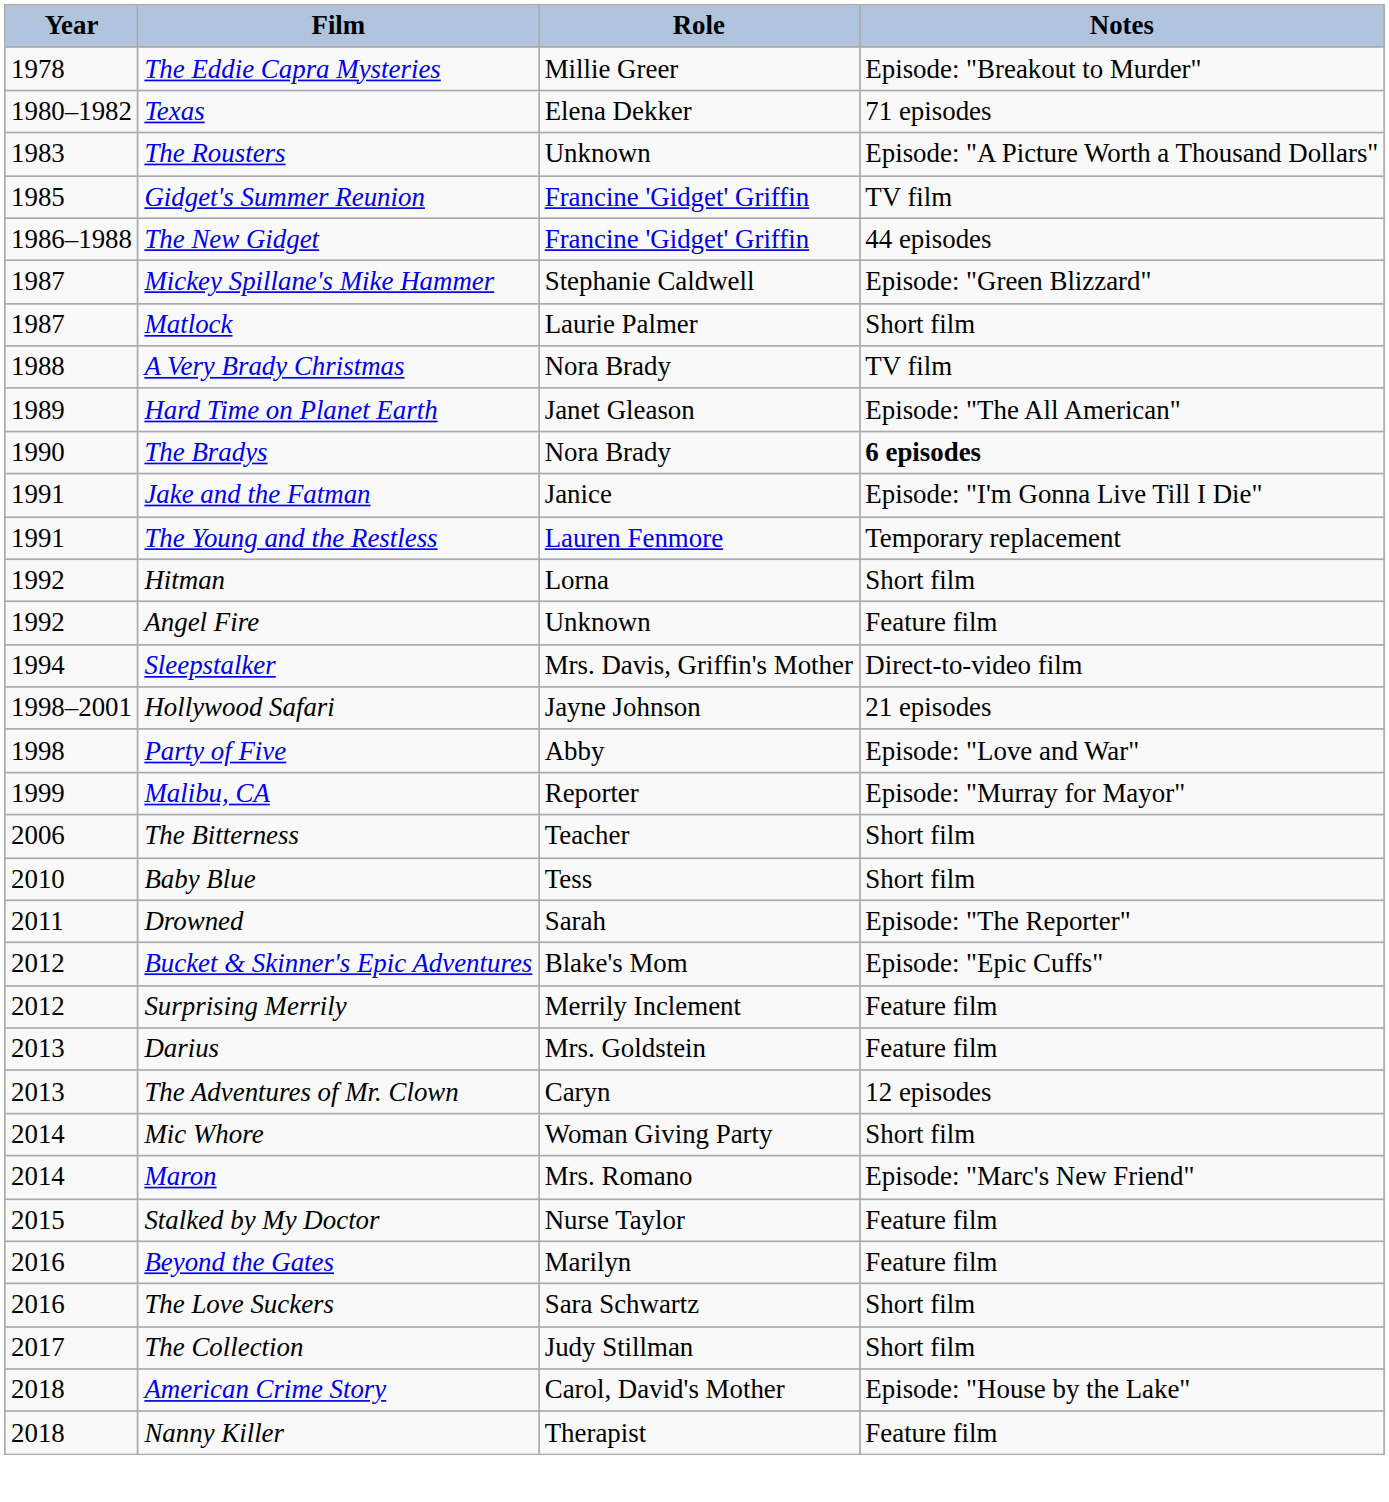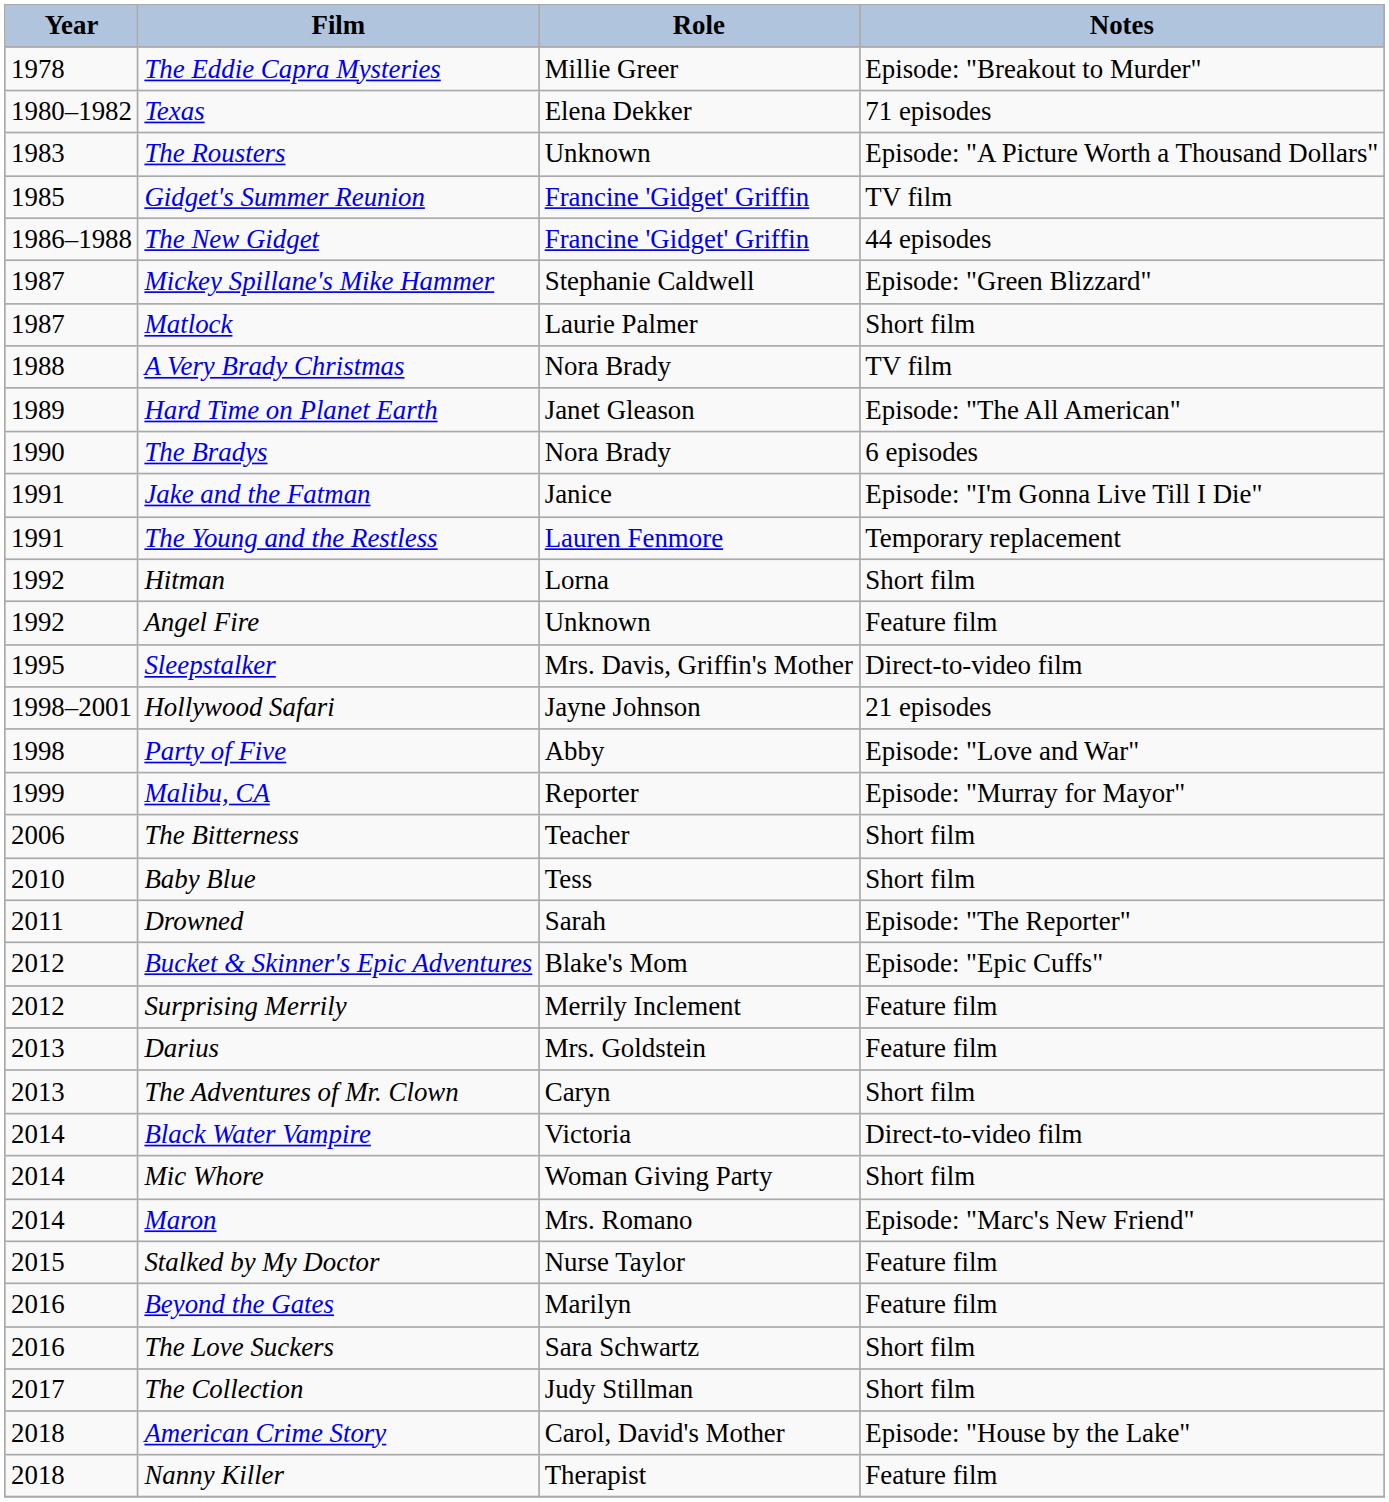(923, 452) bold -> (922, 452) normal
(38, 665) 1994 -> (38, 665) 1995
(928, 1091) 12 episodes -> (920, 1091) Short film
+ row: (258, 1134)
